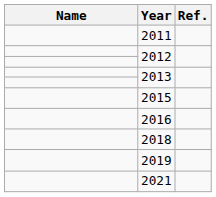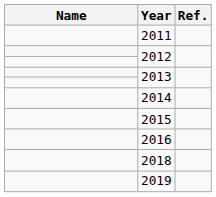+ row: (71, 98)
- row: (71, 181)
